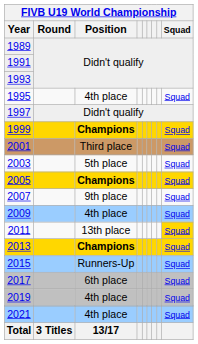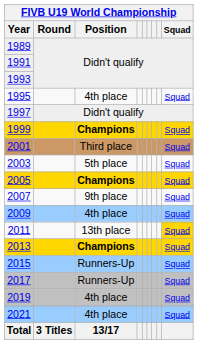(106, 280) 6th place -> (106, 280) Runners-Up
